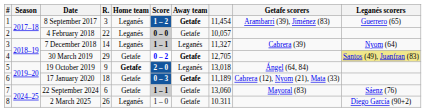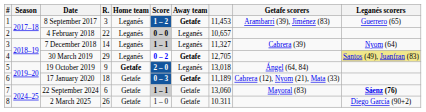(221, 22) 11,454 -> (221, 22) 11,453
(190, 33) Getafe -> (190, 33) Leganés
(221, 33) 10,057 -> (221, 33) 10,657
(131, 56) Getafe -> (131, 56) Leganés
(381, 90) normal -> (381, 90) bold
(131, 102) Leganés -> (131, 102) Getafe
